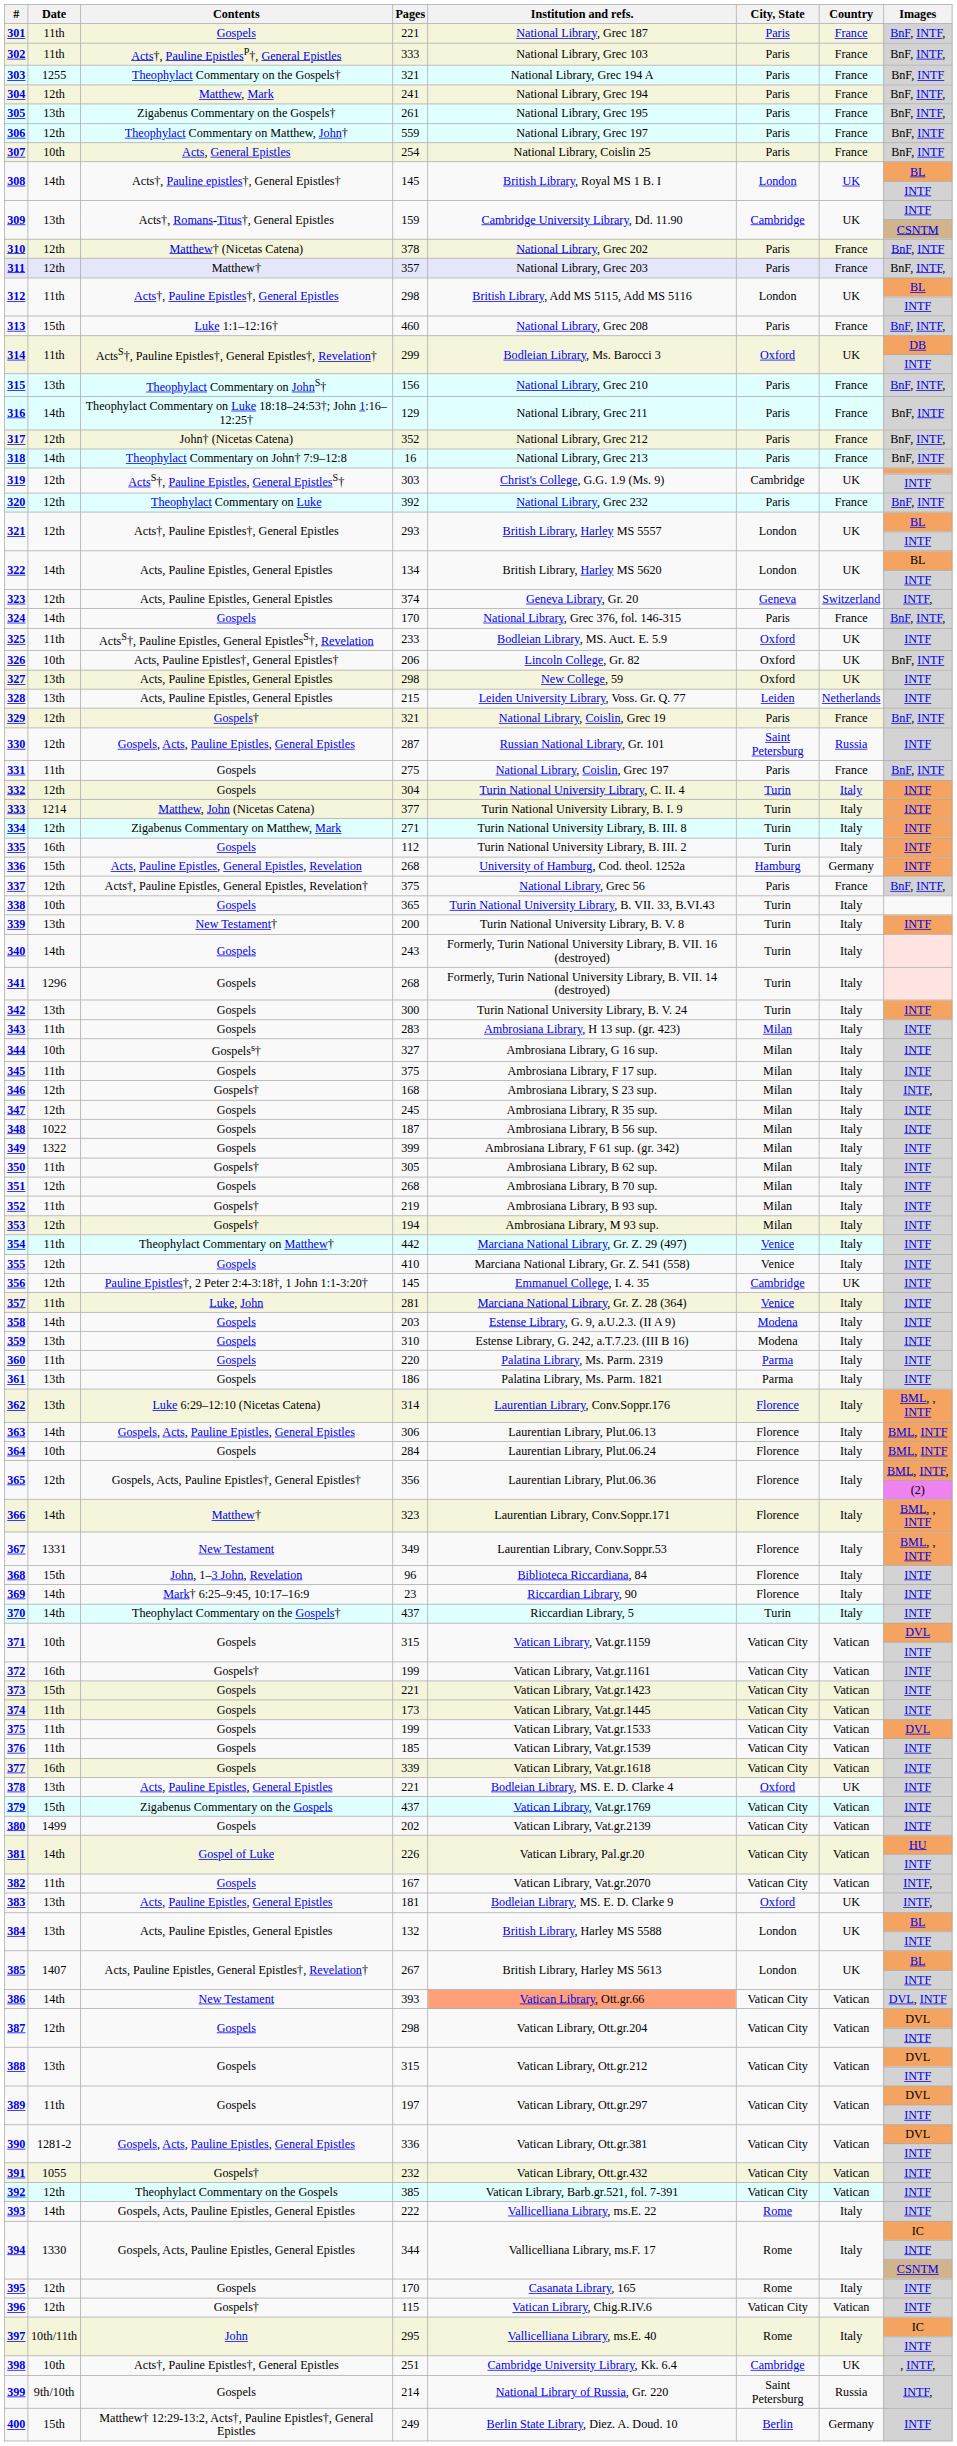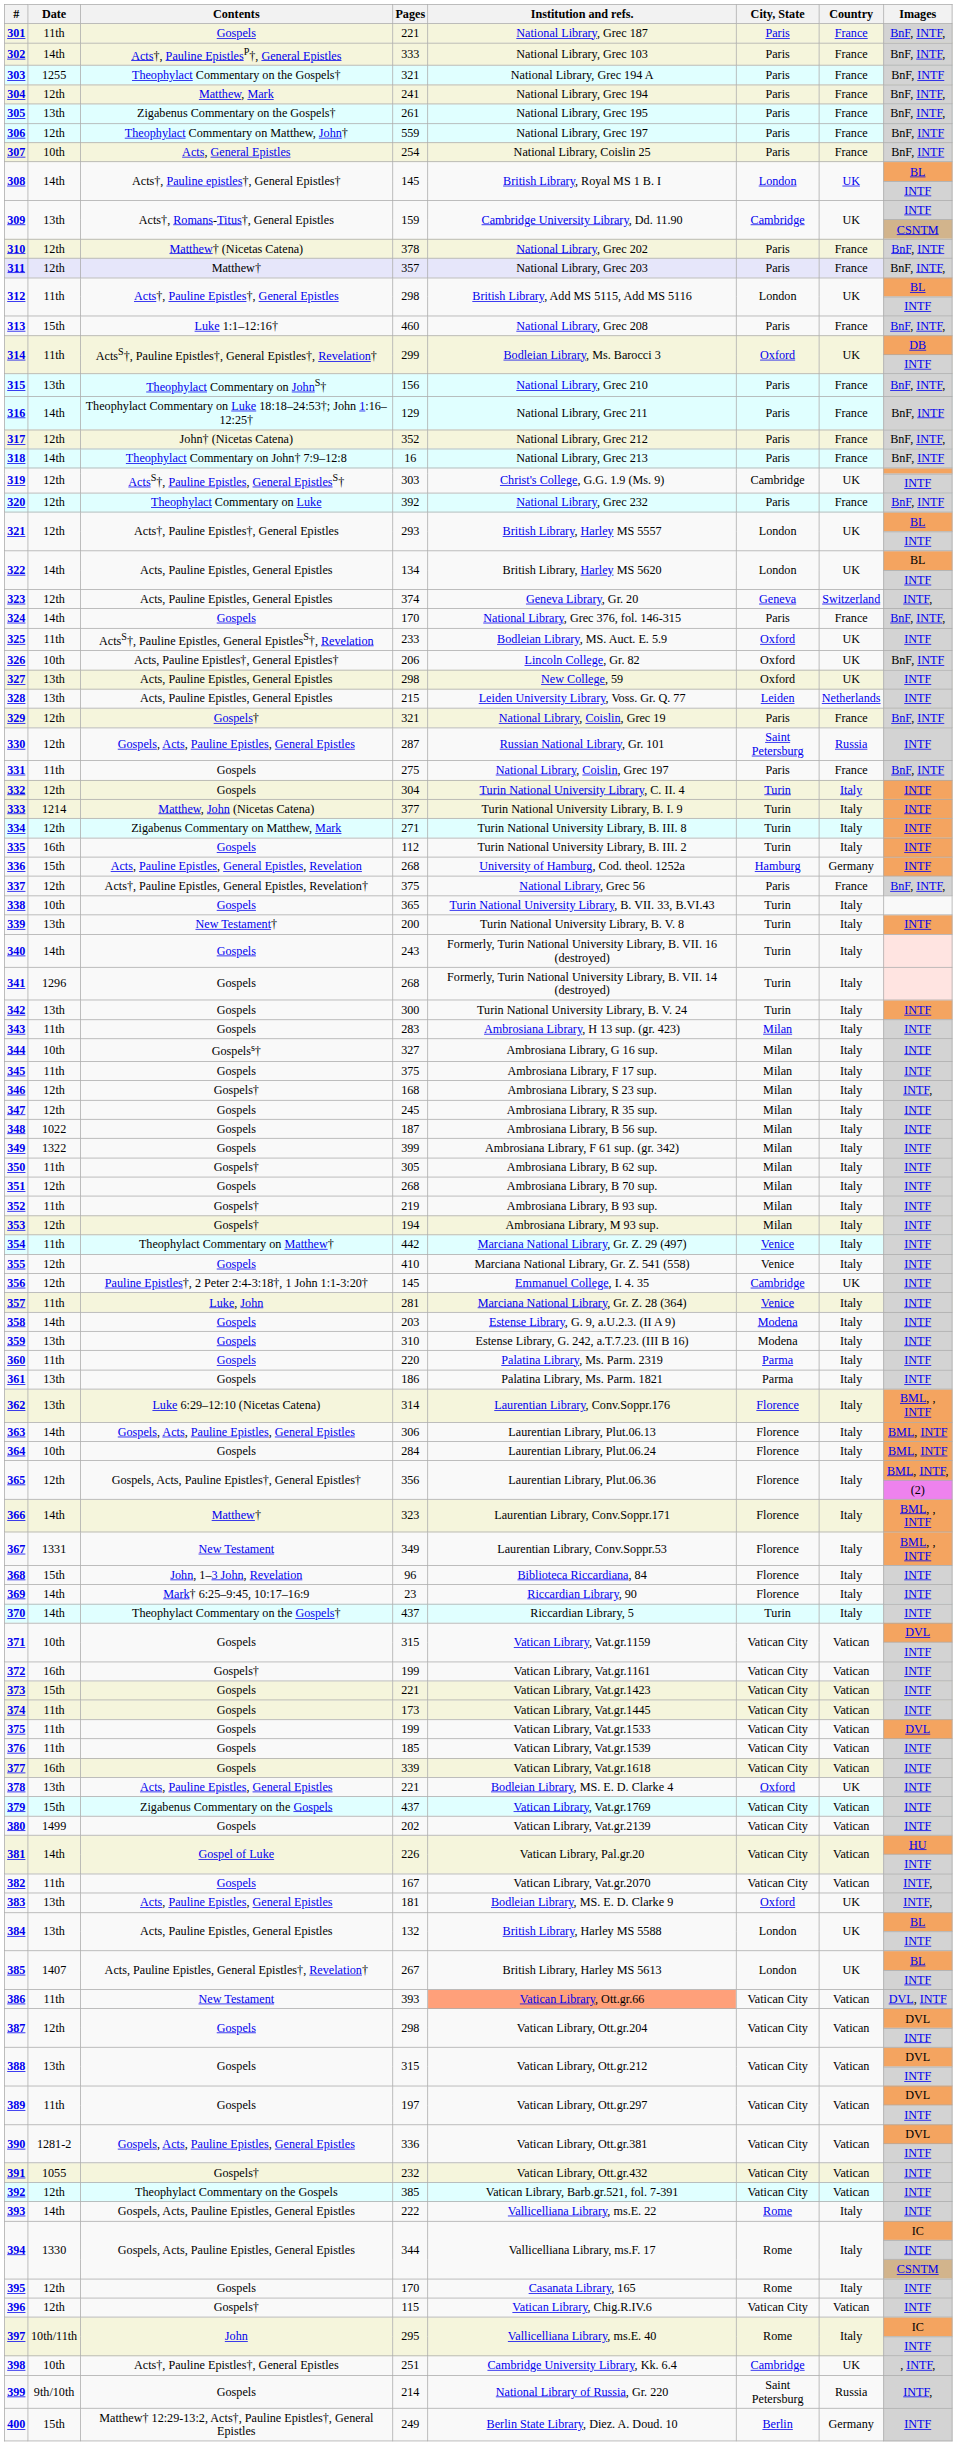(54, 54) 11th -> (54, 54) 14th
(54, 1999) 14th -> (54, 1999) 11th
